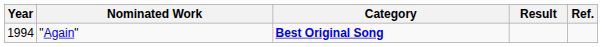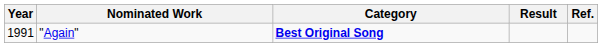(20, 33) 1994 -> (20, 33) 1991
